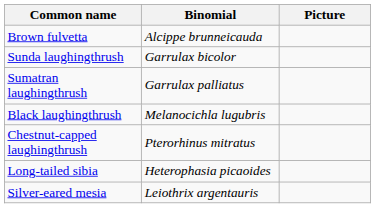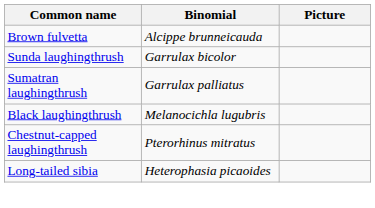- row: (57, 192)
